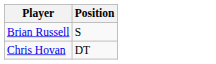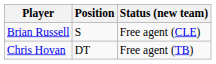+ column: (164, 13)
